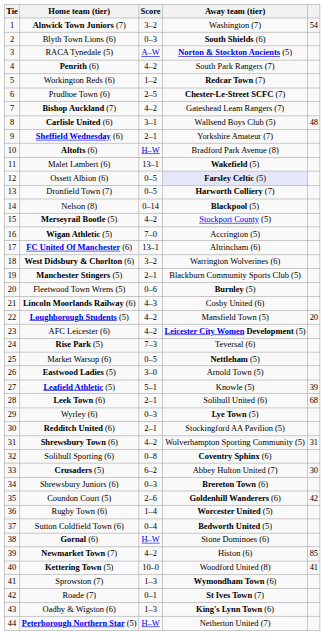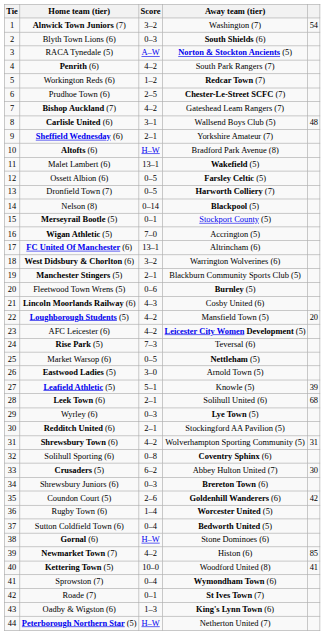(235, 177) lavender background -> (235, 177) no background
(151, 219) 4–2 -> (151, 219) 0–1
(151, 581) 1–3 -> (151, 581) 0–4
